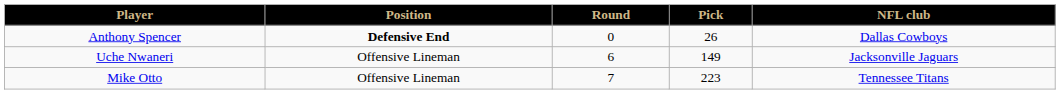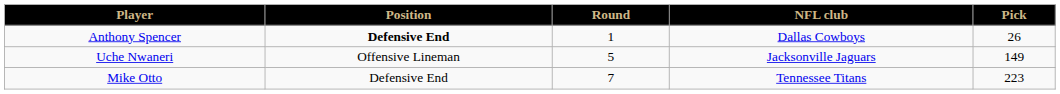columns swapped: (711, 15) <-> (904, 15)
(611, 36) 0 -> (611, 36) 1
(611, 57) 6 -> (611, 57) 5
(409, 78) Offensive Lineman -> (409, 78) Defensive End
